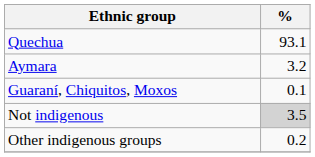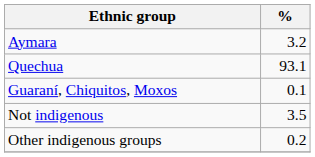rows swapped: (36, 41) <-> (32, 66)
(297, 115) lightgrey background -> (297, 115) no background
